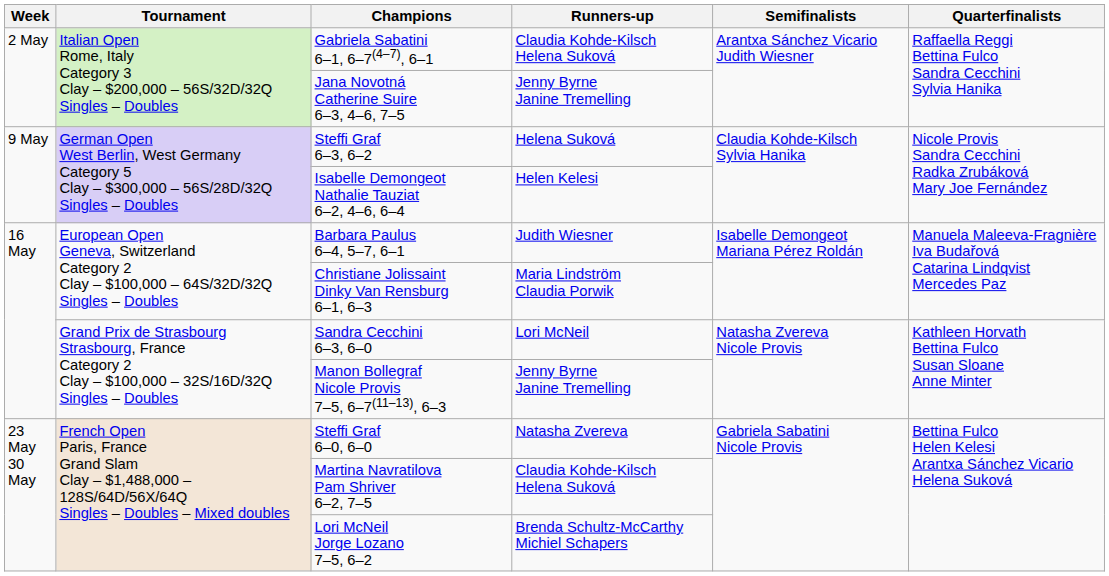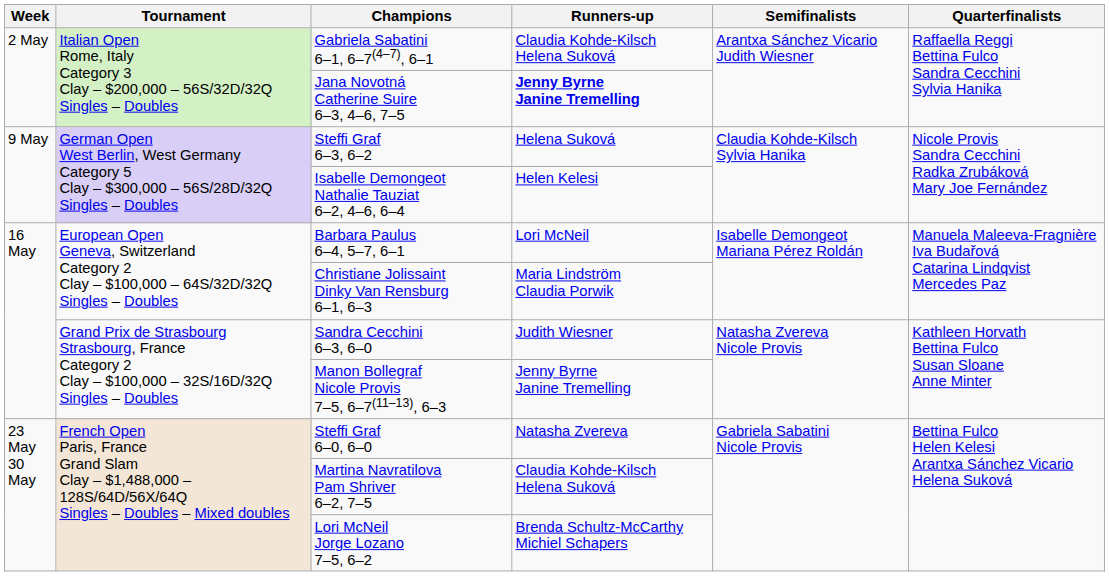(573, 91) normal -> (578, 91) bold
(564, 235) Judith Wiesner -> (552, 235) Lori McNeil
(552, 331) Lori McNeil -> (564, 331) Judith Wiesner
